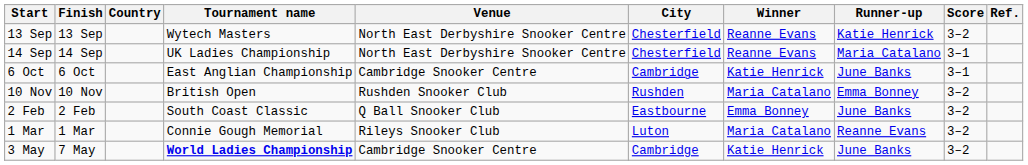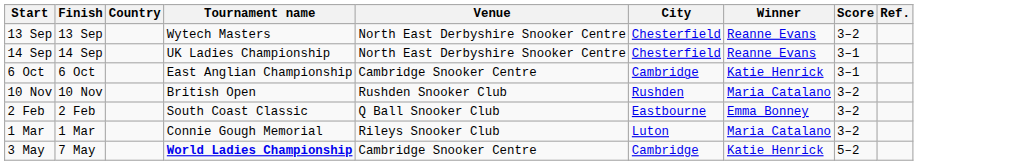- column: (889, 14)
(958, 151) 3–2 -> (848, 151) 5–2
